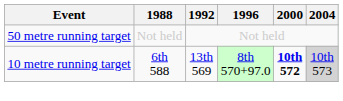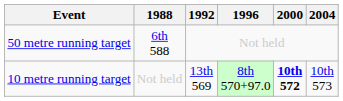(160, 35) Not held -> (160, 43) 6th 588
(160, 63) 6th 588 -> (160, 78) Not held
(322, 63) lightgrey background -> (322, 78) no background
